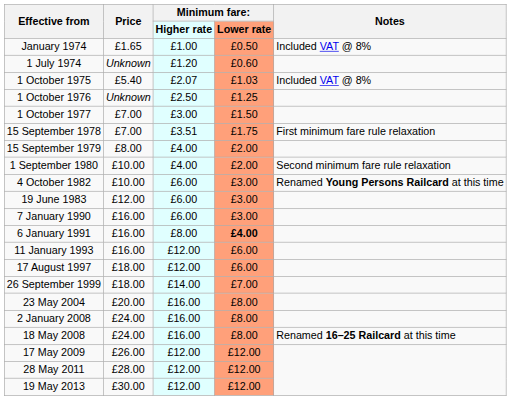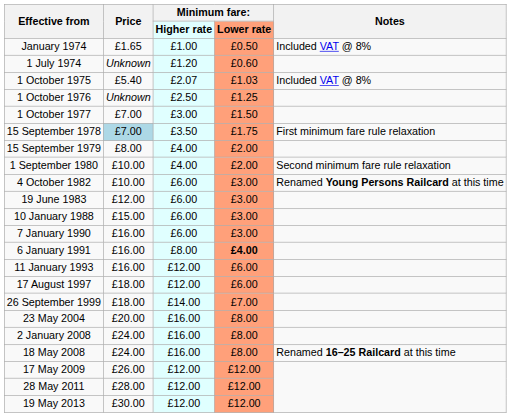(128, 132) no background -> (128, 132) lightblue background
(184, 132) £3.51 -> (184, 132) £3.50
+ row: (54, 217)
